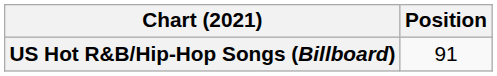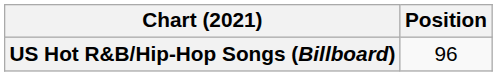(446, 53) 91 -> (446, 53) 96
